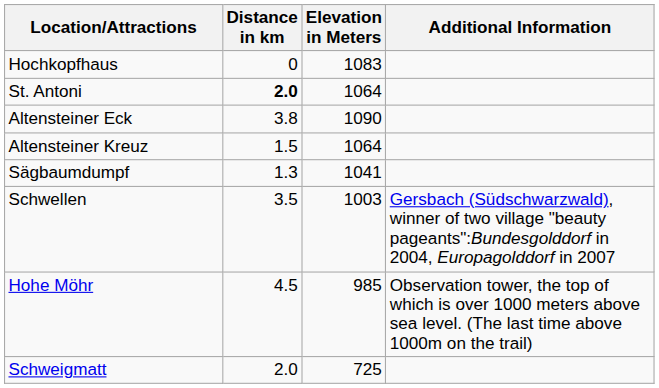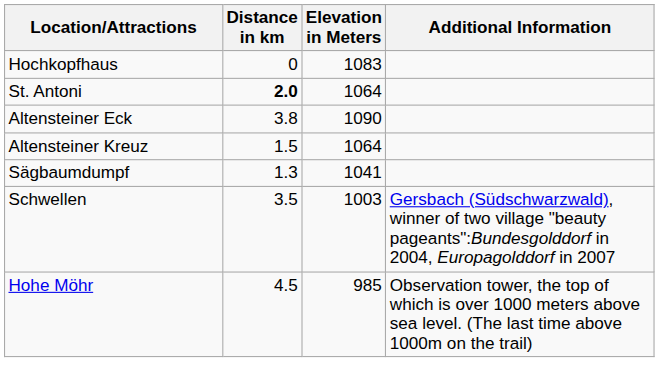- row: (57, 370)
